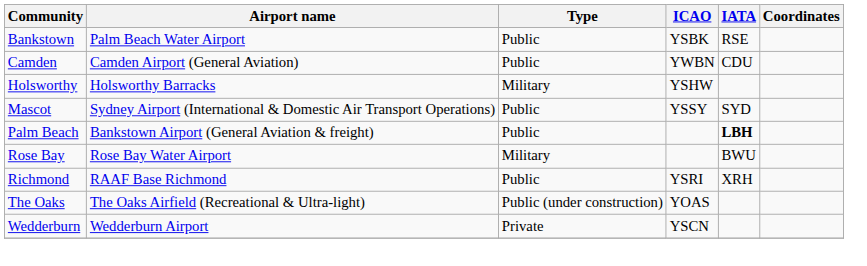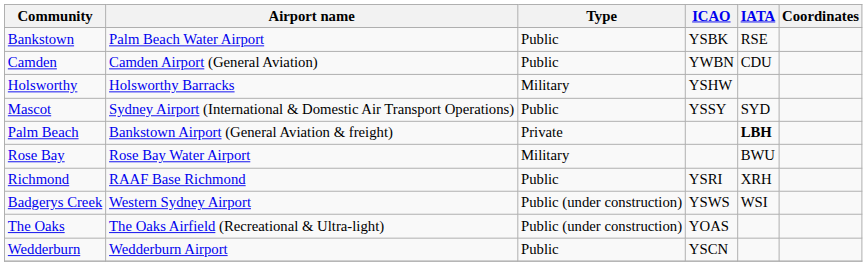(521, 132) Public -> (542, 132) Private
+ row: (55, 202)
(523, 226) Private -> (540, 249) Public
